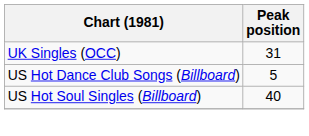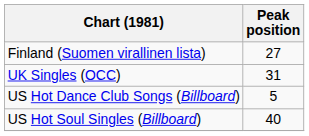+ row: (107, 53)
